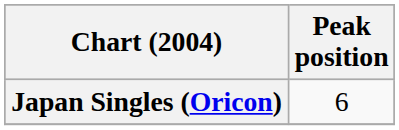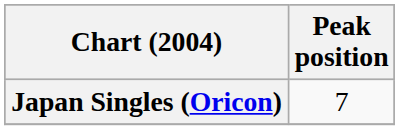(342, 101) 6 -> (342, 101) 7
